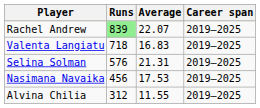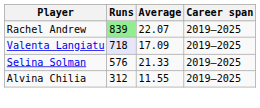(118, 46) no background -> (118, 46) lavender background
(154, 46) 16.83 -> (154, 46) 17.09
(154, 62) 21.31 -> (154, 62) 21.33
- row: (56, 79)
